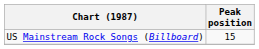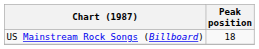(230, 37) 15 -> (230, 37) 18
